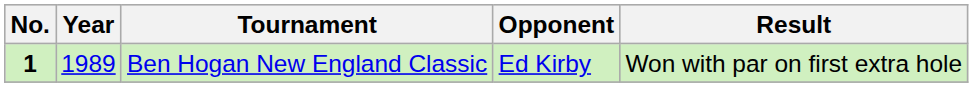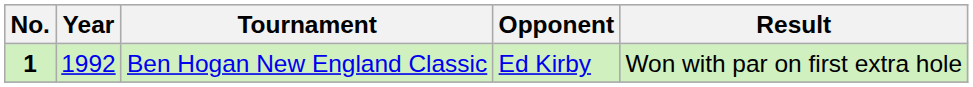(88, 63) 1989 -> (88, 63) 1992
